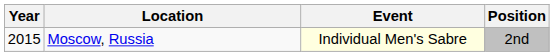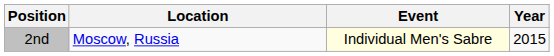columns swapped: (24, 16) <-> (517, 16)
